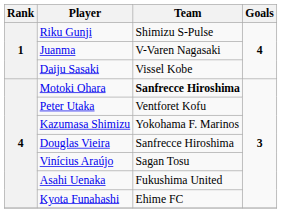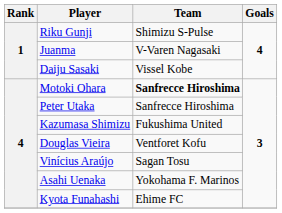(171, 106) Ventforet Kofu -> (185, 106) Sanfrecce Hiroshima
(187, 124) Yokohama F. Marinos -> (179, 124) Fukushima United
(185, 143) Sanfrecce Hiroshima -> (171, 143) Ventforet Kofu
(179, 180) Fukushima United -> (187, 180) Yokohama F. Marinos
